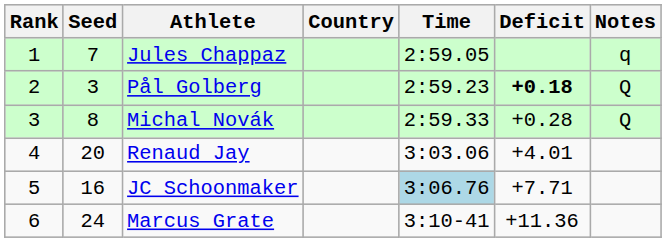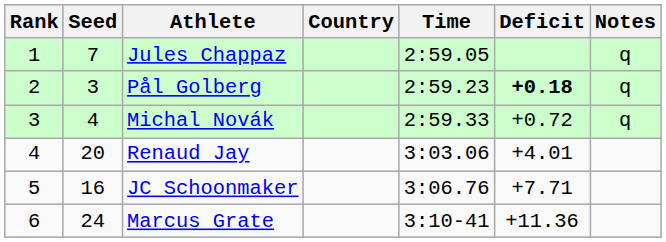(625, 88) Q -> (625, 88) q
(93, 121) 8 -> (93, 121) 4
(542, 121) +0.28 -> (542, 121) +0.72
(625, 121) Q -> (625, 121) q
(447, 188) lightblue background -> (447, 188) no background
